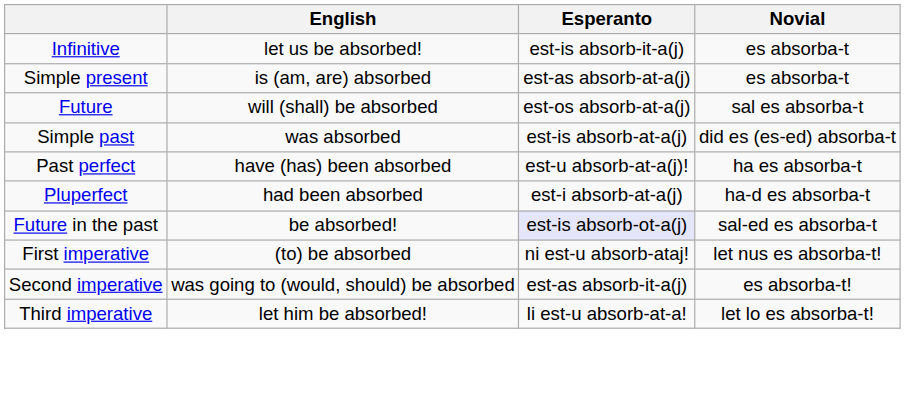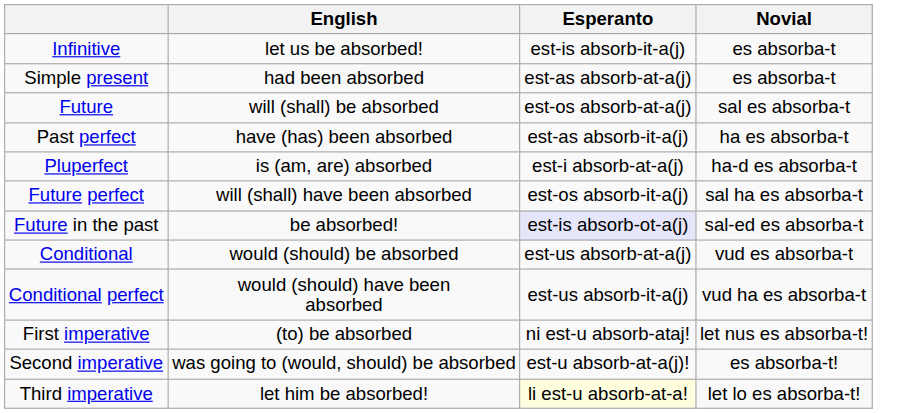(343, 78) is (am, are) absorbed -> (344, 78) had been absorbed
- row: (86, 136)
(607, 166) est-u absorb-at-a(j)! -> (608, 136) est-as absorb-it-a(j)
(343, 195) had been absorbed -> (344, 166) is (am, are) absorbed
+ row: (86, 195)
+ row: (86, 254)
+ row: (86, 294)
(607, 284) est-as absorb-it-a(j) -> (608, 363) est-u absorb-at-a(j)!
(607, 313) no background -> (608, 393) lightyellow background
